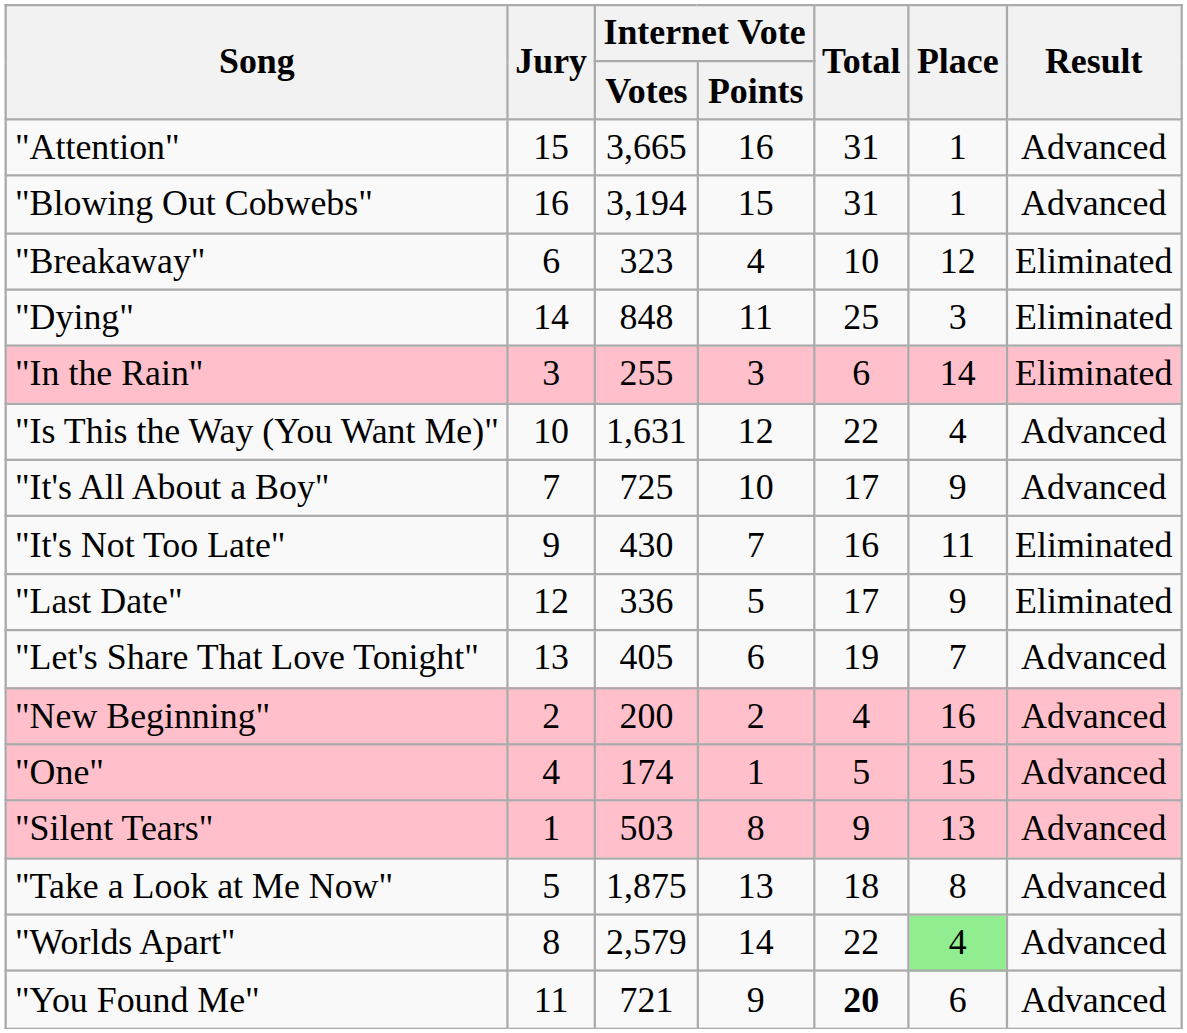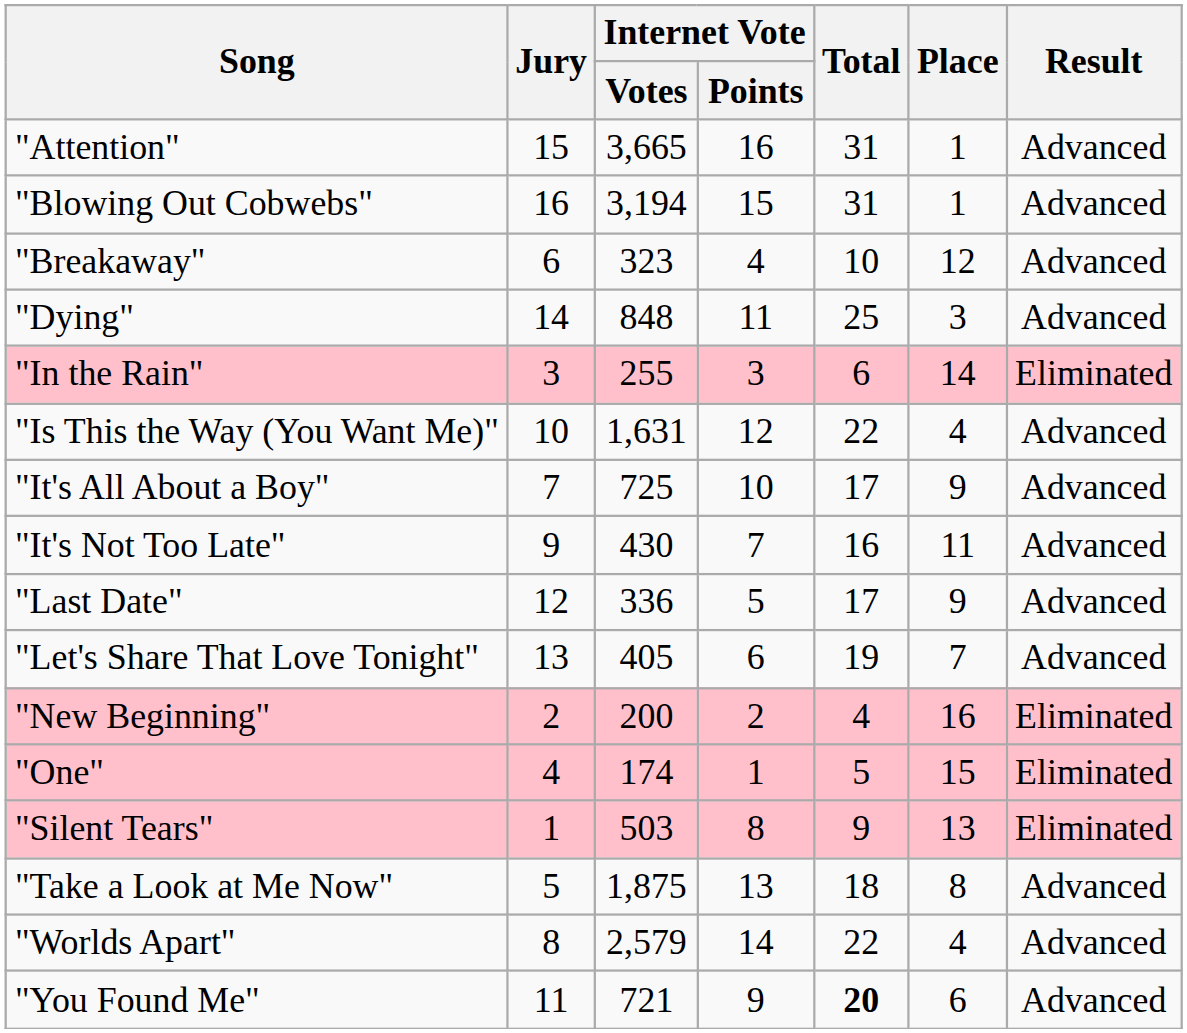(1094, 260) Eliminated -> (1094, 260) Advanced
(1094, 317) Eliminated -> (1094, 317) Advanced
(1094, 544) Eliminated -> (1094, 544) Advanced
(1094, 601) Eliminated -> (1094, 601) Advanced
(1094, 714) Advanced -> (1094, 714) Eliminated
(1094, 771) Advanced -> (1094, 771) Eliminated
(1094, 828) Advanced -> (1094, 828) Eliminated
(958, 942) lightgreen background -> (958, 942) no background
